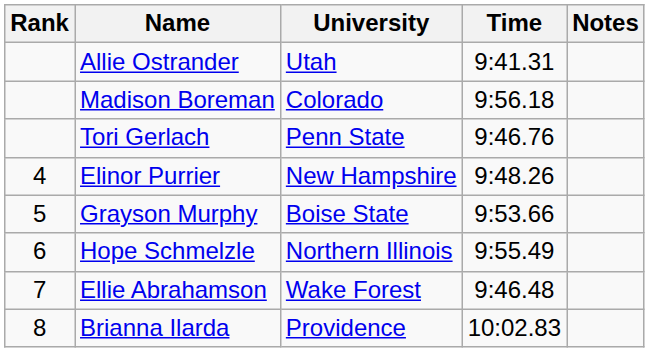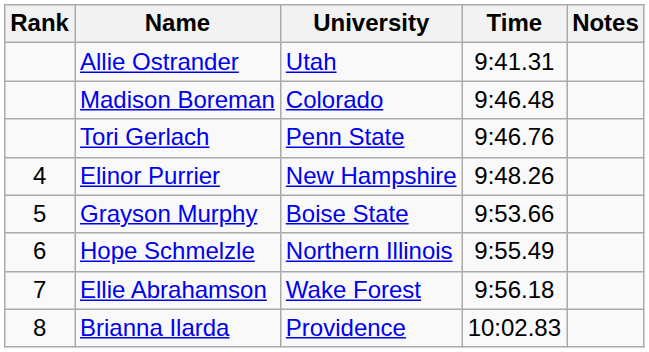(514, 99) 9:56.18 -> (514, 99) 9:46.48
(514, 289) 9:46.48 -> (514, 289) 9:56.18
